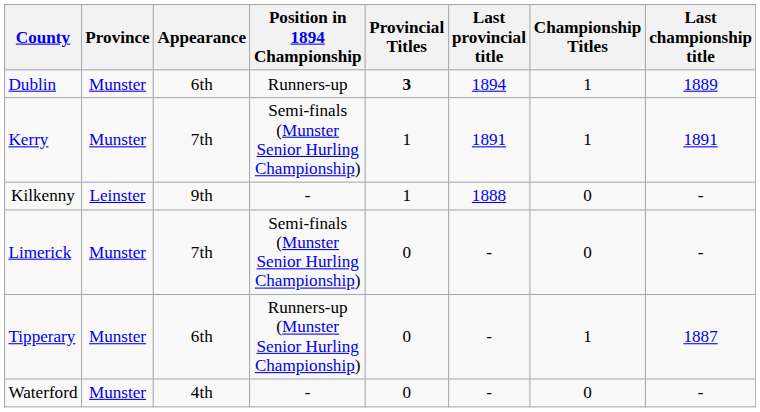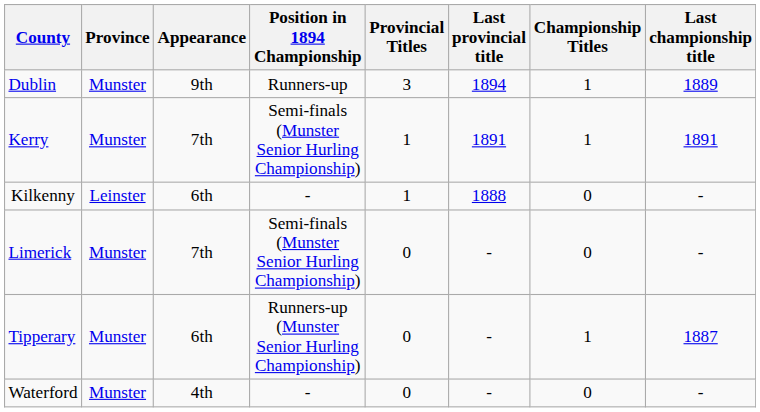(202, 83) 6th -> (202, 83) 9th
(407, 83) bold -> (407, 83) normal
(202, 195) 9th -> (202, 195) 6th
